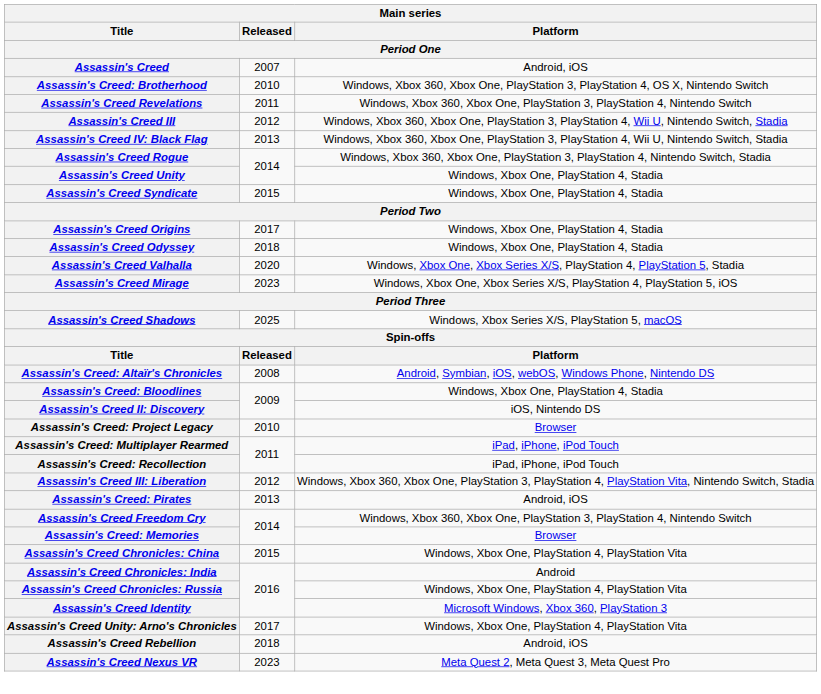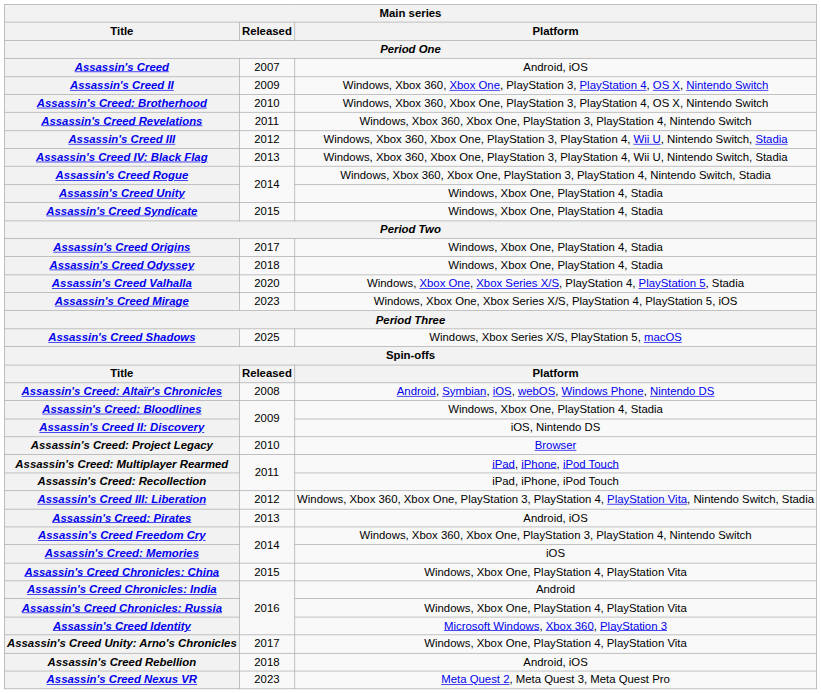+ row: (122, 85)
(556, 535) Browser -> (556, 553) iOS
